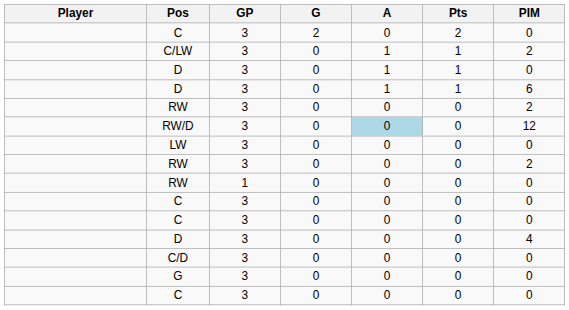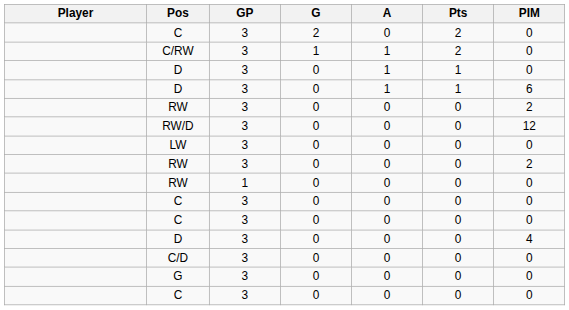+ row: (178, 51)
- row: (178, 51)
(387, 126) lightblue background -> (387, 126) no background
